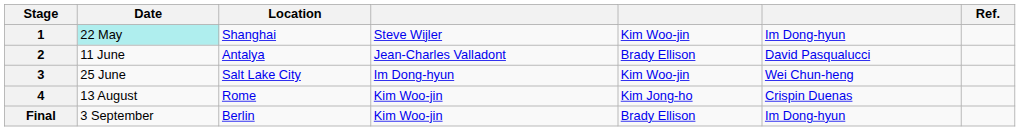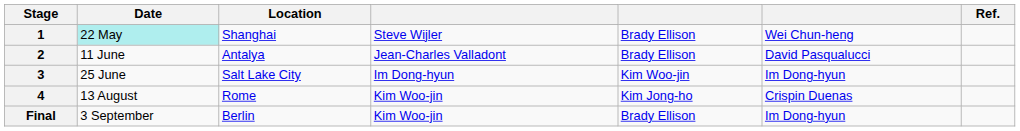(655, 34) Kim Woo-jin -> (658, 34) Brady Ellison
(805, 34) Im Dong-hyun -> (809, 34) Wei Chun-heng
(809, 75) Wei Chun-heng -> (805, 75) Im Dong-hyun
